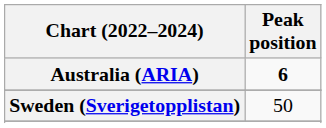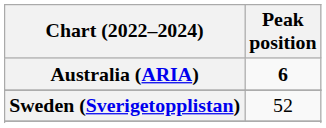(283, 105) 50 -> (283, 105) 52
